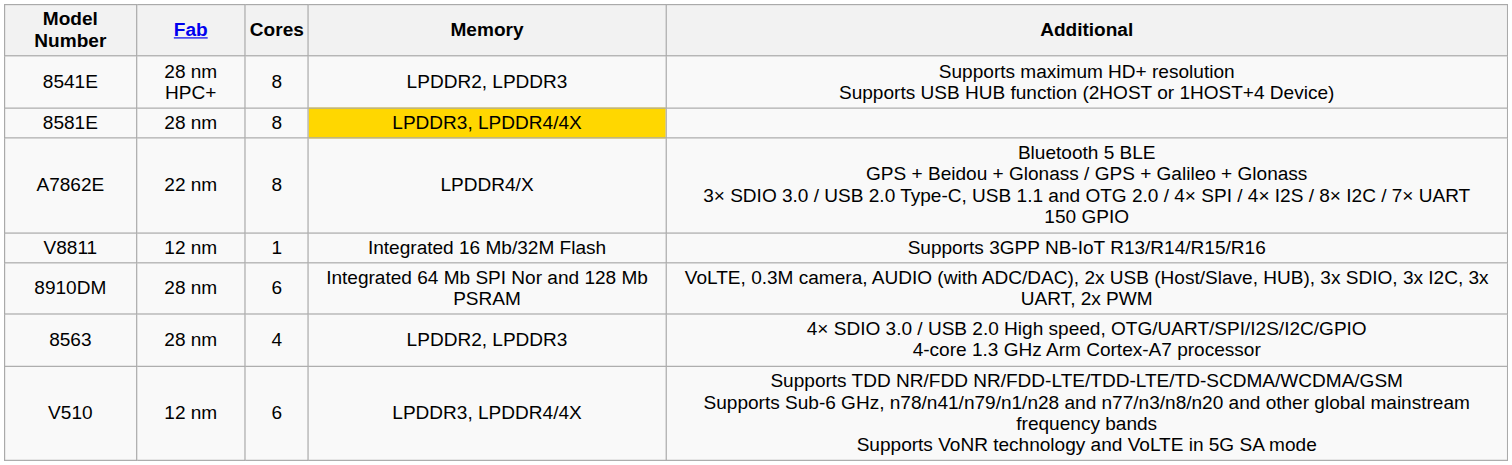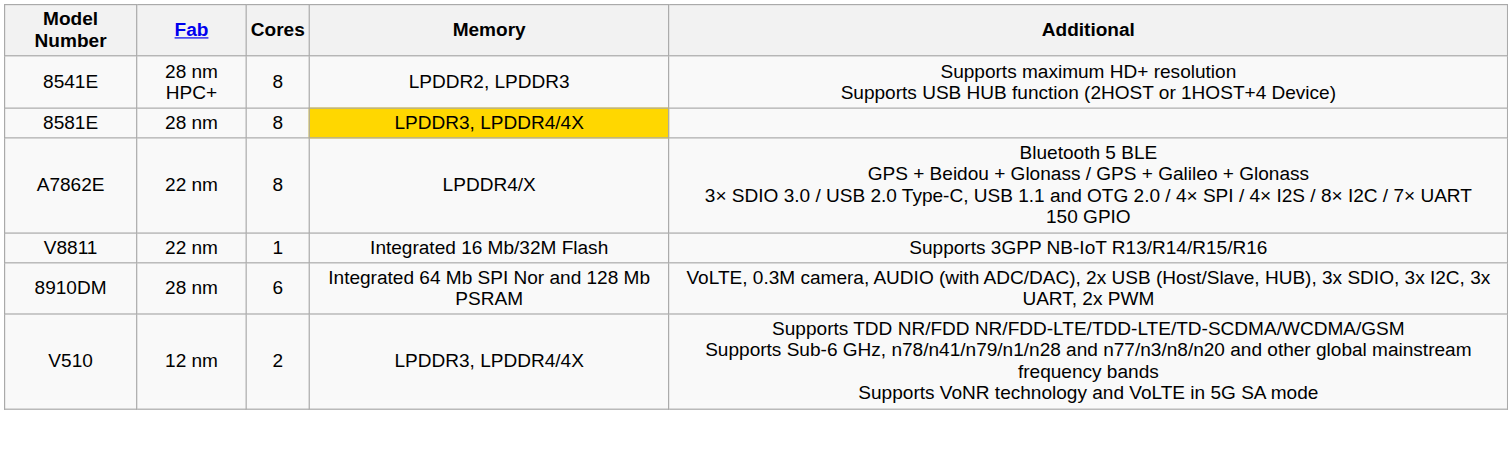(191, 247) 12 nm -> (191, 247) 22 nm
- row: (70, 340)
(277, 413) 6 -> (278, 361) 2
